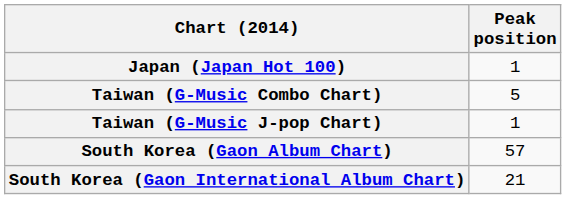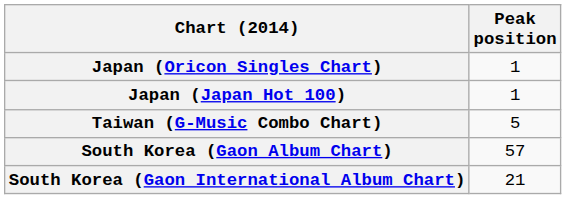+ row: (237, 67)
- row: (237, 123)
